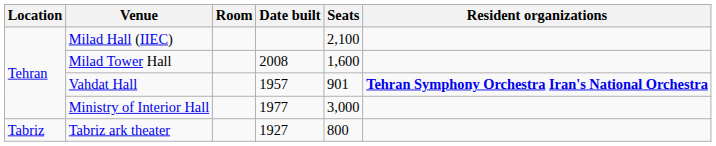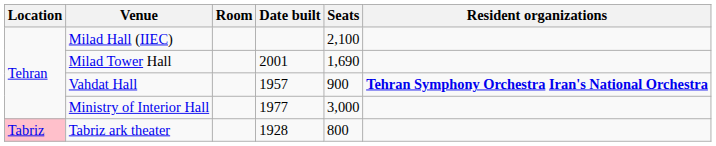(274, 61) 2008 -> (274, 61) 2001
(343, 61) 1,600 -> (343, 61) 1,690
(338, 84) 901 -> (338, 84) 900
(26, 130) no background -> (26, 130) pink background
(274, 130) 1927 -> (274, 130) 1928
